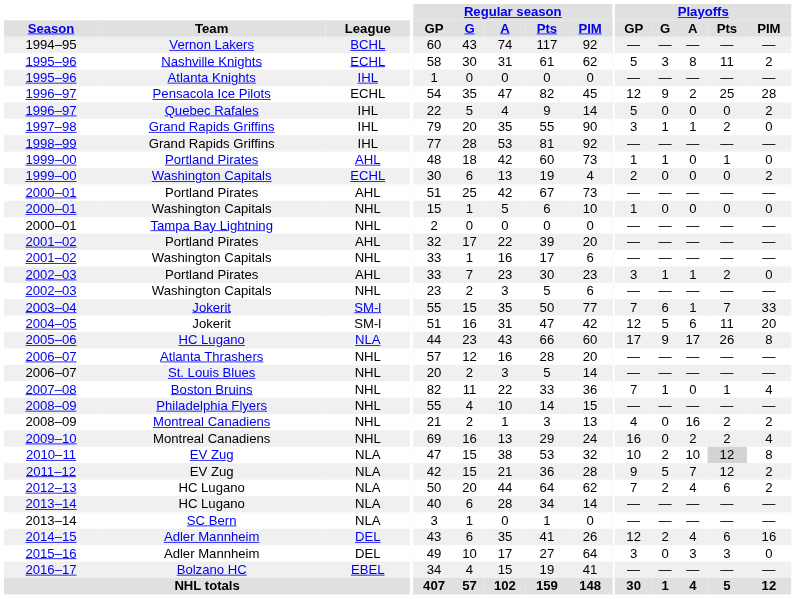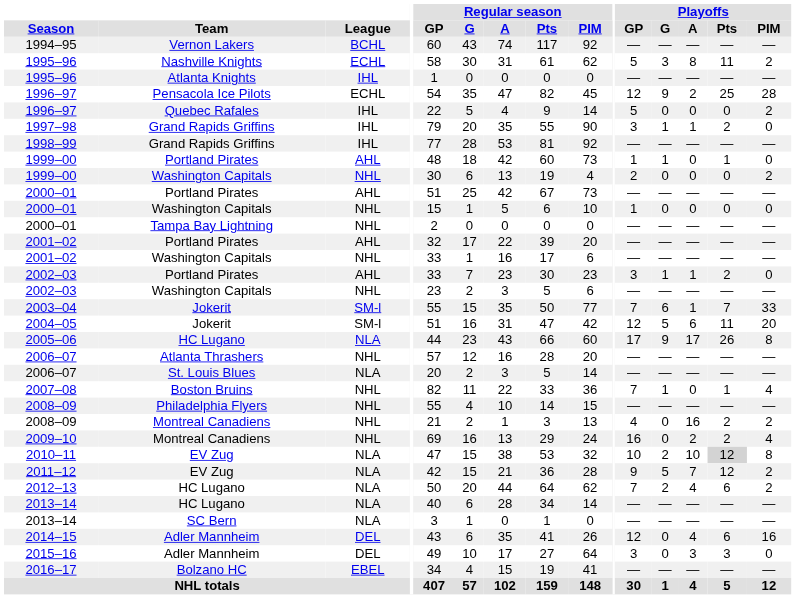(368, 176) ECHL -> (368, 176) NHL
(368, 373) NHL -> (368, 373) NLA
(665, 537) 2 -> (665, 537) 0
